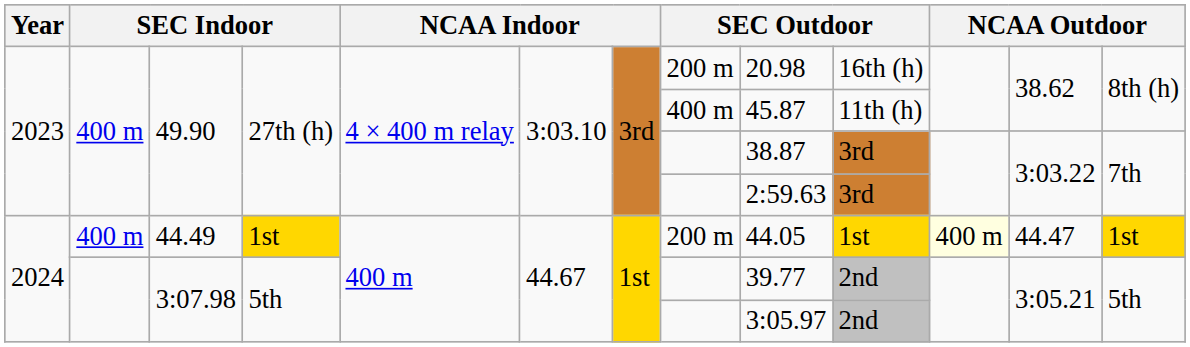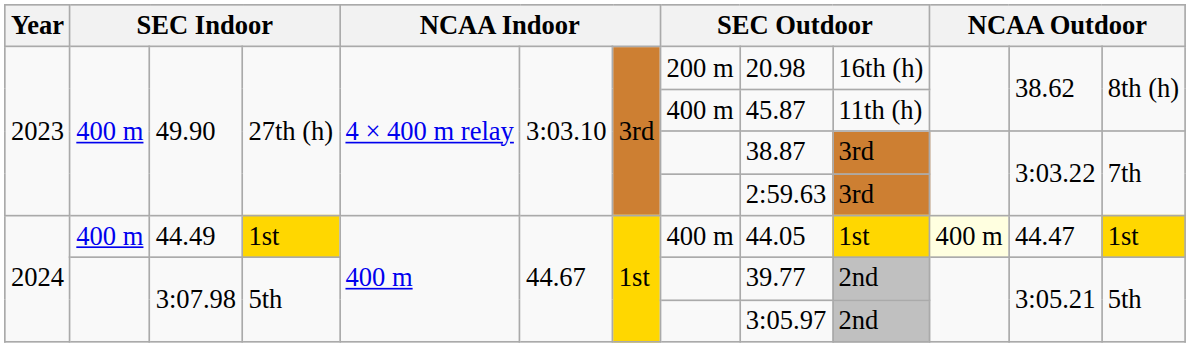(700, 236) 200 m -> (700, 236) 400 m
